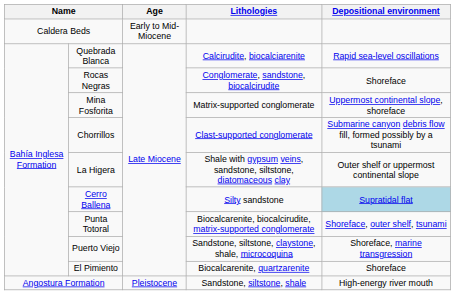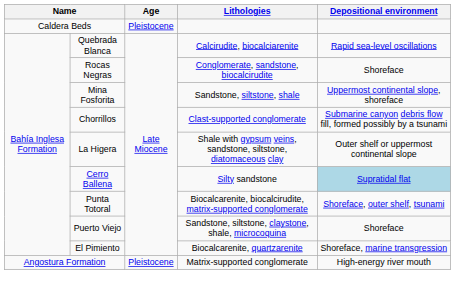(154, 31) Early to Mid-Miocene -> (151, 26) Pleistocene
(254, 105) Matrix-supported conglomerate -> (247, 95) Sandstone, siltstone, shale
(386, 249) Shoreface, marine transgression -> (384, 228) Shoreface
(386, 268) Shoreface -> (384, 248) Shoreface, marine transgression
(254, 283) Sandstone, siltstone, shale -> (247, 262) Matrix-supported conglomerate
